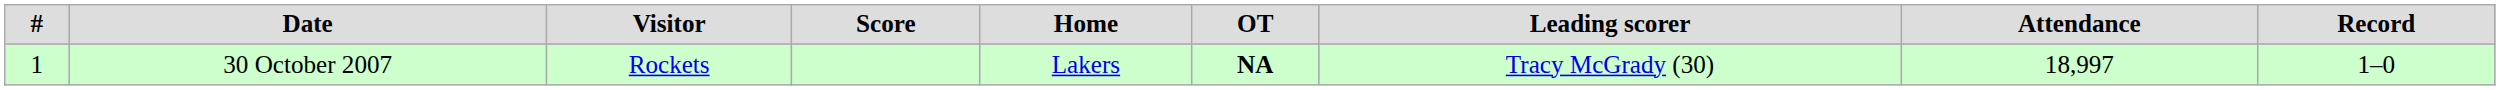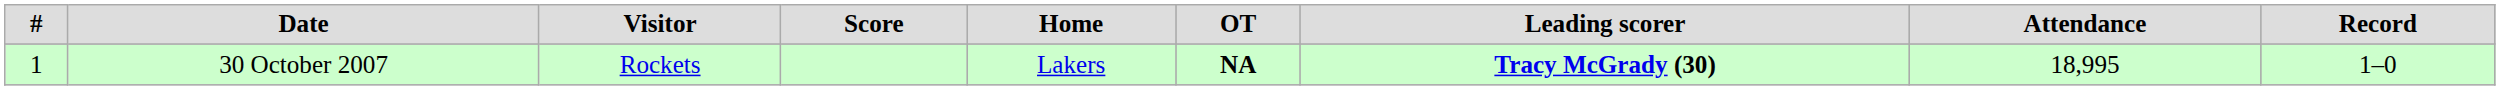(1610, 64) normal -> (1605, 64) bold
(2079, 64) 18,997 -> (2085, 64) 18,995
